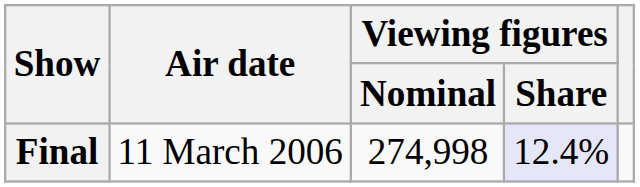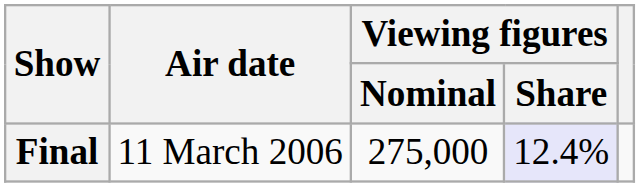(428, 151) 274,998 -> (428, 151) 275,000
